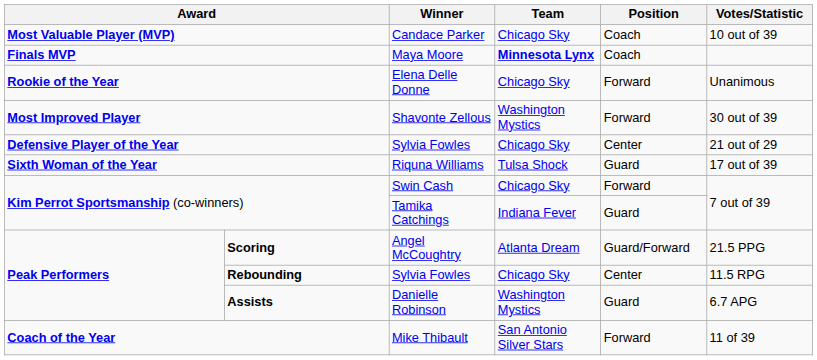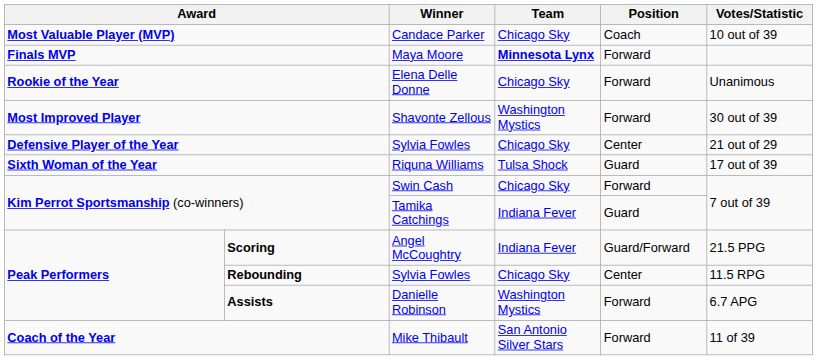(622, 55) Coach -> (627, 55) Forward
(539, 247) Atlanta Dream -> (537, 247) Indiana Fever
(621, 302) Guard -> (627, 302) Forward
